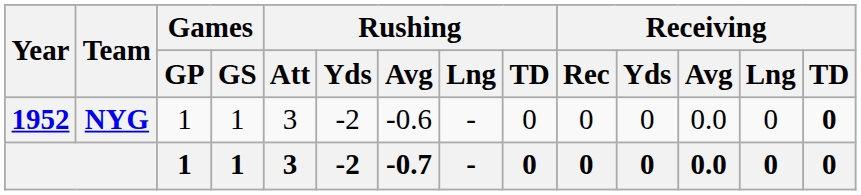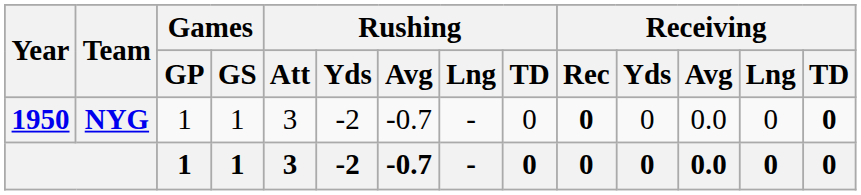(41, 119) 1952 -> (41, 119) 1950
(409, 119) -0.6 -> (409, 119) -0.7
(586, 119) normal -> (586, 119) bold
